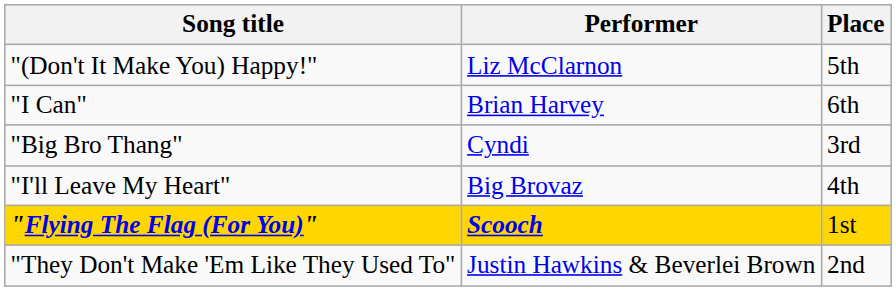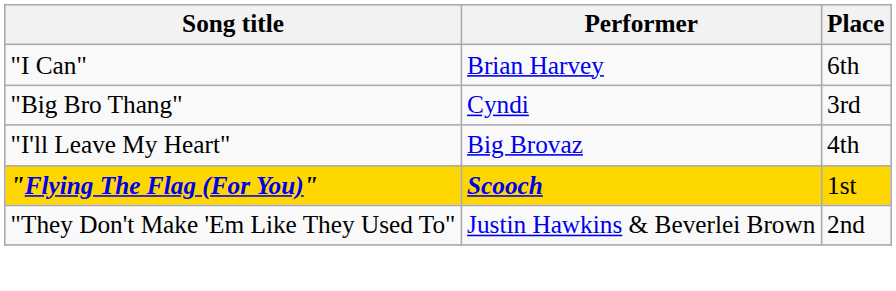- row: (164, 64)
